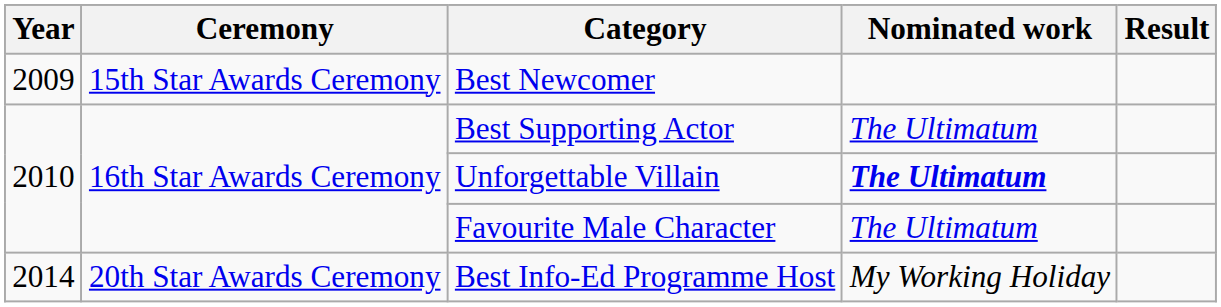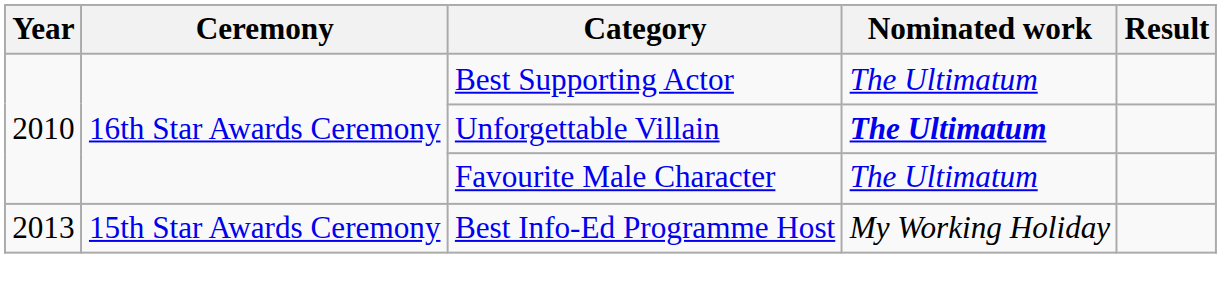- row: (555, 78)
(43, 276) 2014 -> (43, 227) 2013
(265, 276) 20th Star Awards Ceremony -> (265, 227) 15th Star Awards Ceremony
